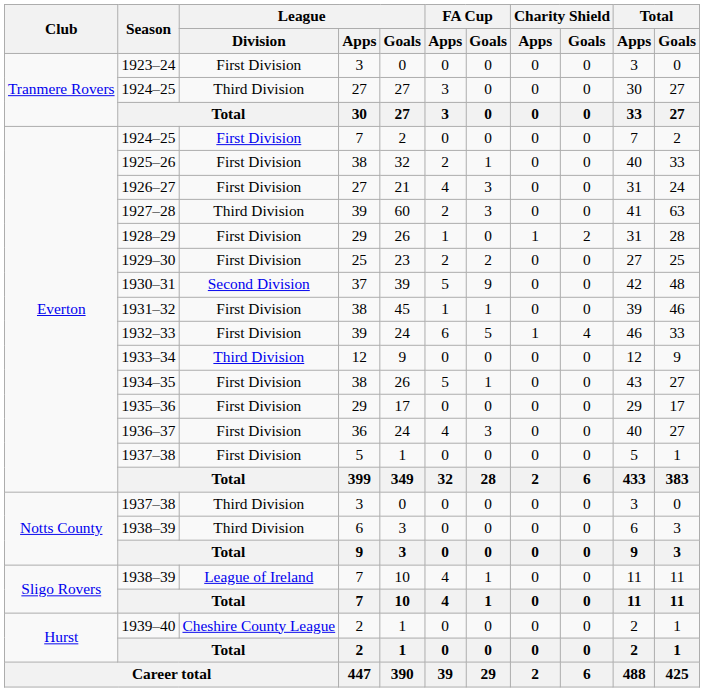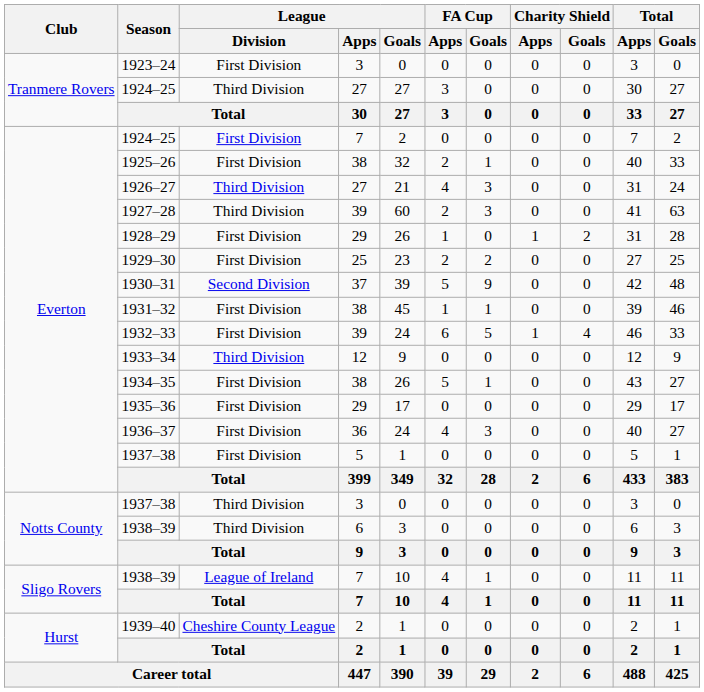(259, 187) First Division -> (259, 187) Third Division
